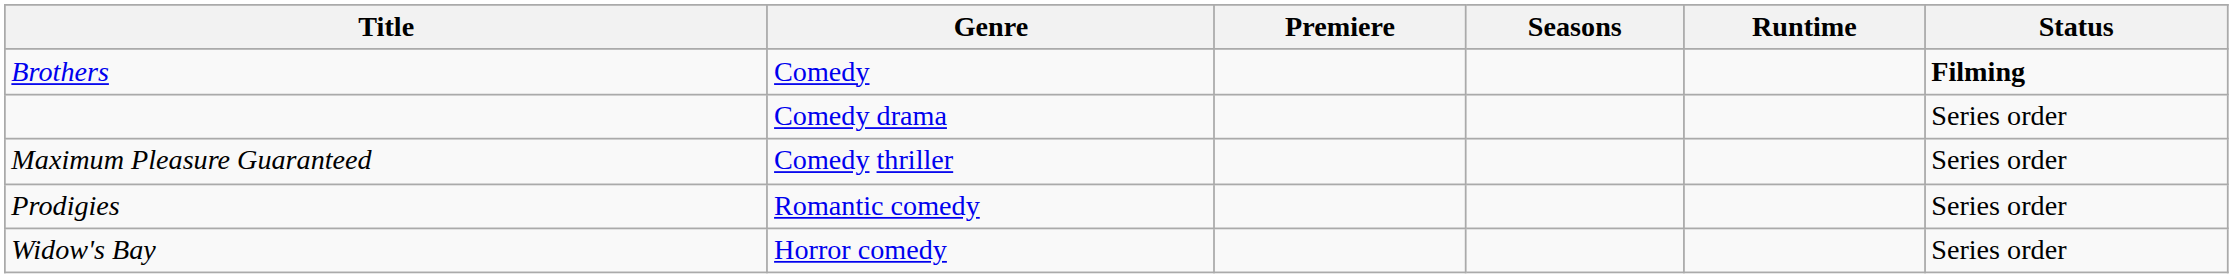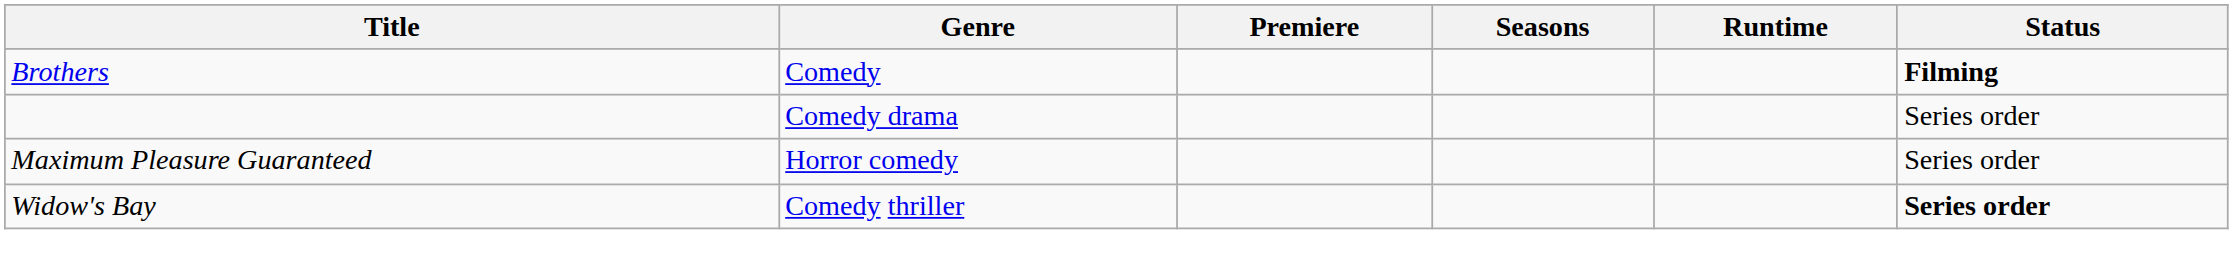(864, 160) Comedy thriller -> (872, 160) Horror comedy
- row: (66, 205)
(860, 250) Horror comedy -> (875, 205) Comedy thriller
(1999, 250) normal -> (1977, 205) bold
